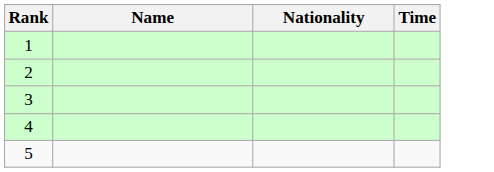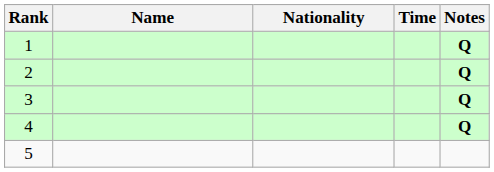+ column: (465, 18)
